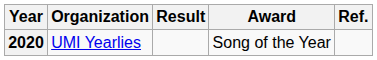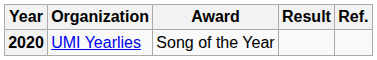columns swapped: (272, 17) <-> (181, 17)
